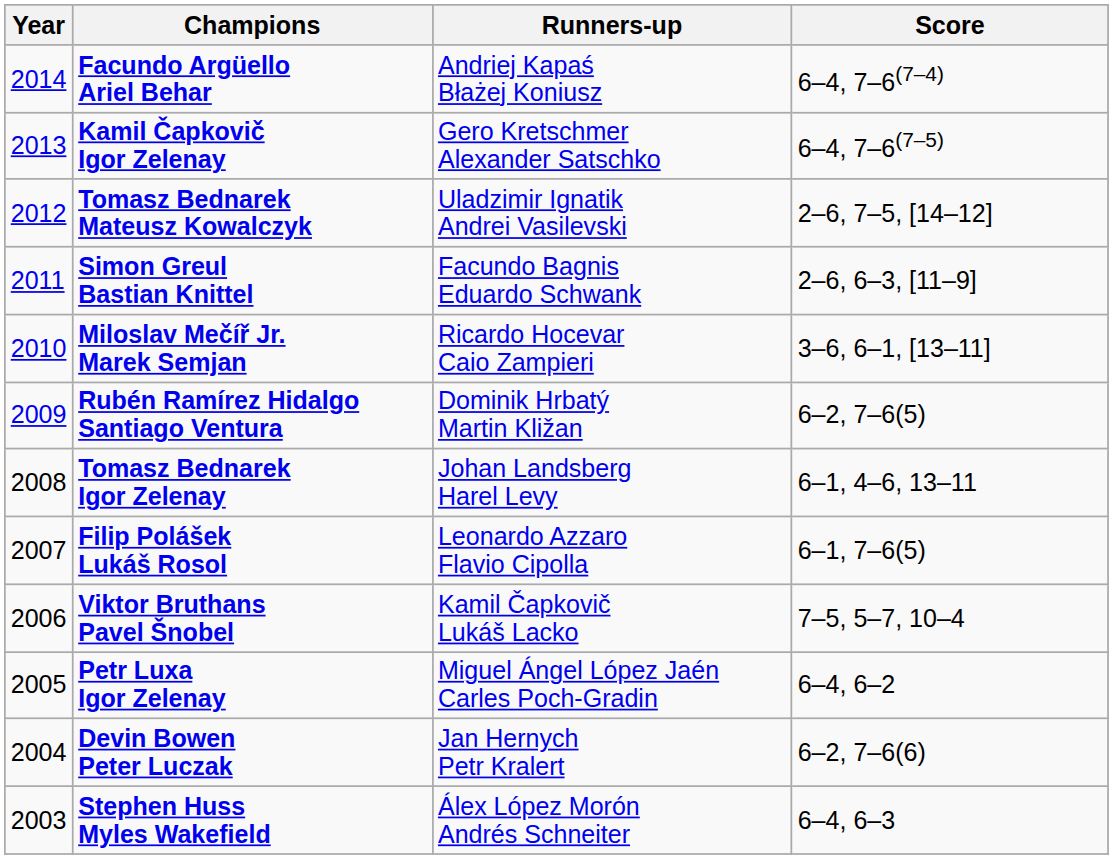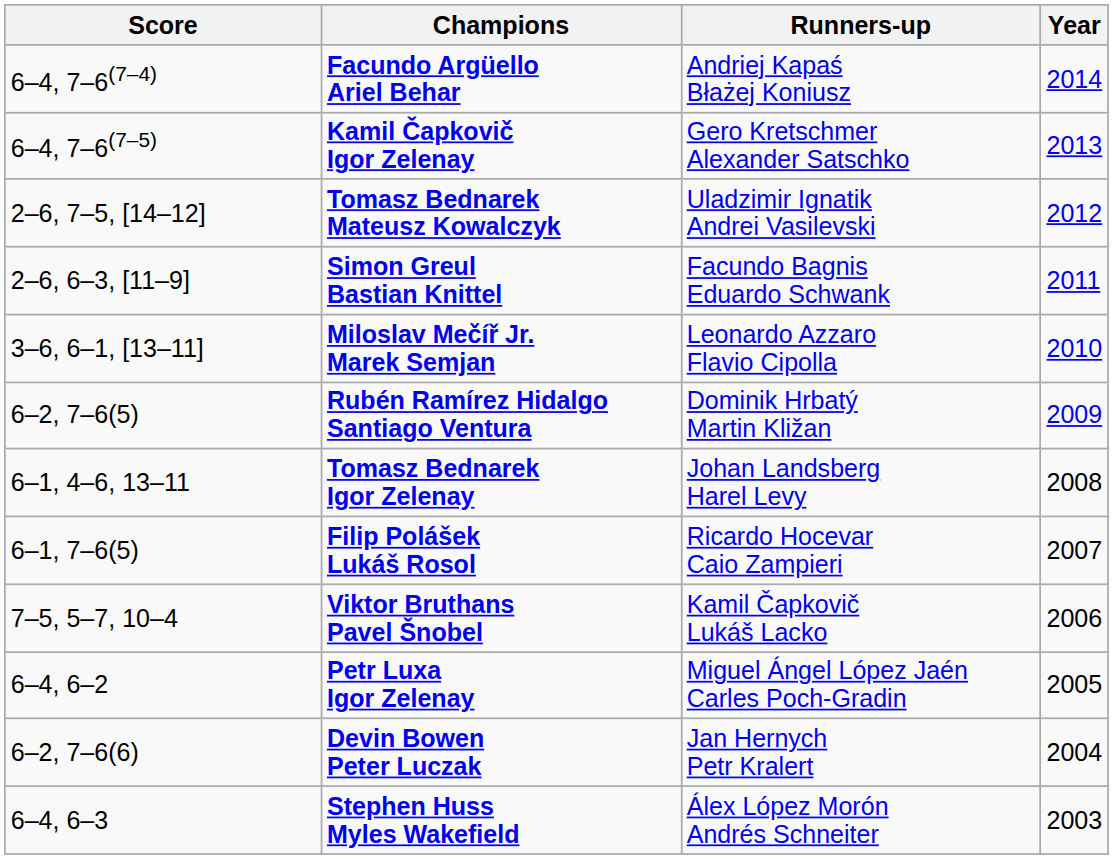columns swapped: (39, 25) <-> (950, 25)
(531, 348) Ricardo Hocevar Caio Zampieri -> (781, 348) Leonardo Azzaro Flavio Cipolla
(533, 551) Leonardo Azzaro Flavio Cipolla -> (780, 551) Ricardo Hocevar Caio Zampieri
